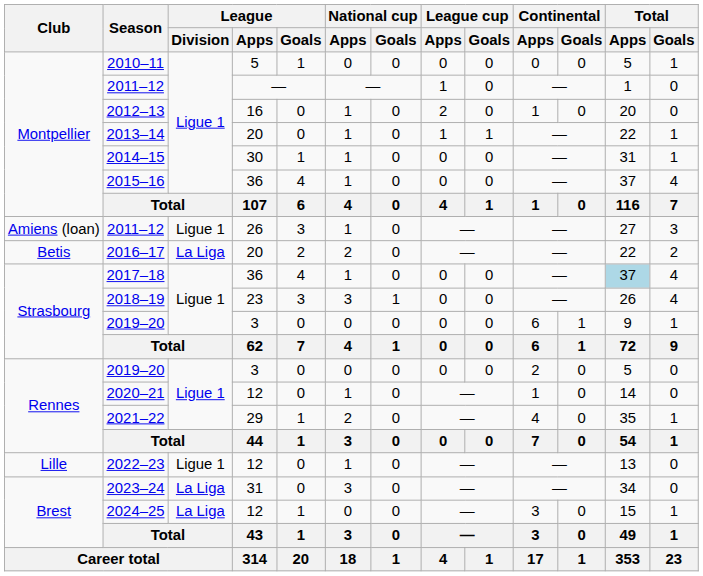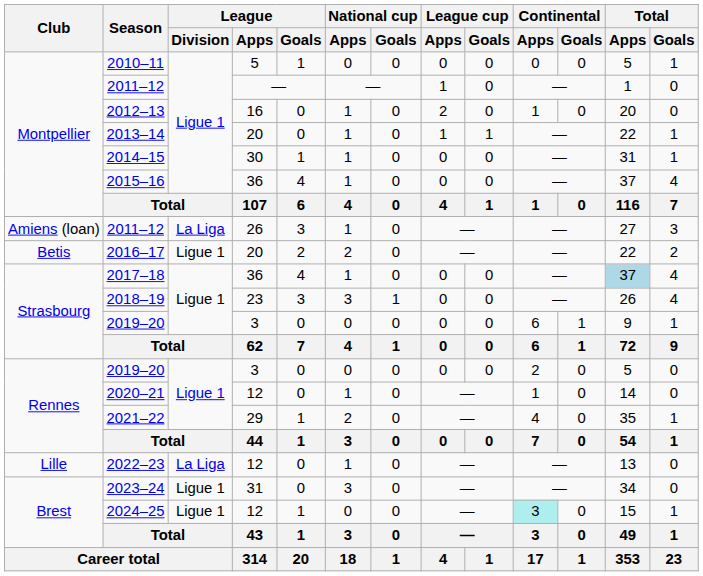(200, 228) Ligue 1 -> (200, 228) La Liga
(200, 252) La Liga -> (200, 252) Ligue 1
(200, 464) Ligue 1 -> (200, 464) La Liga
(200, 488) La Liga -> (200, 488) Ligue 1
(200, 511) La Liga -> (200, 511) Ligue 1
(535, 511) no background -> (535, 511) paleturquoise background
